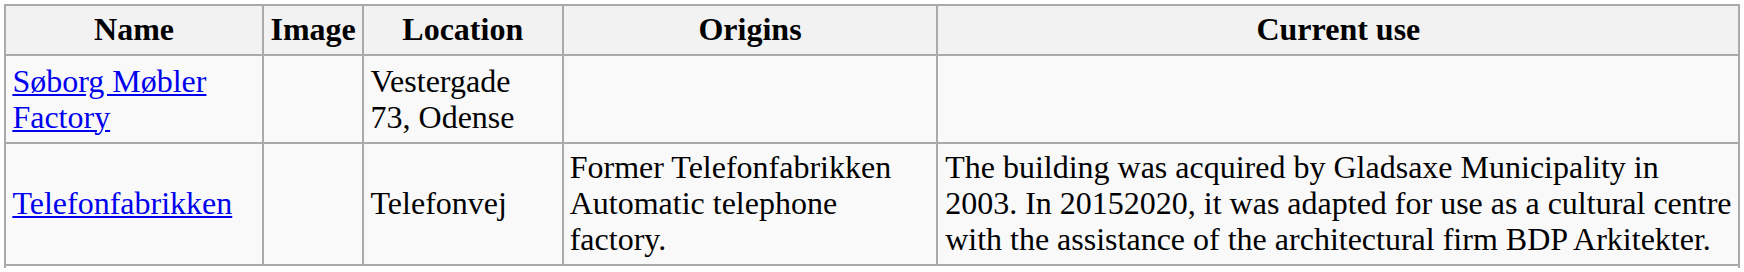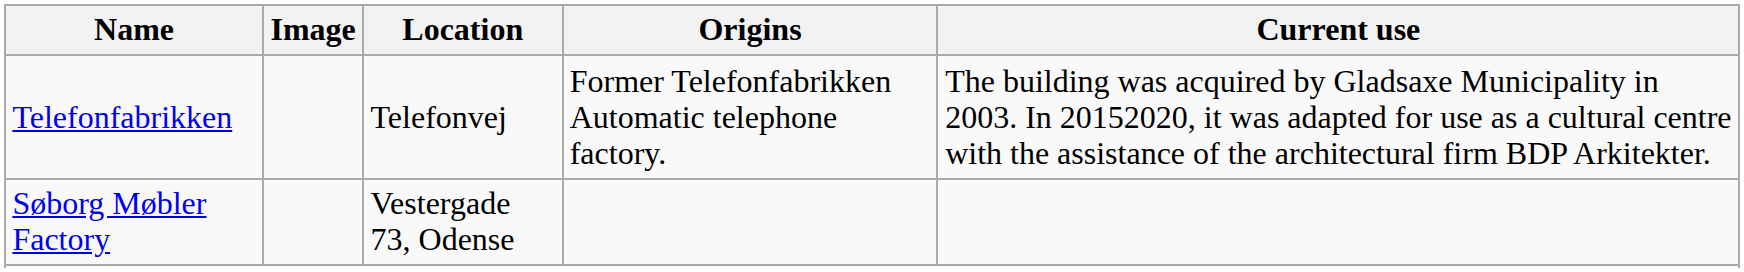rows swapped: (109, 98) <-> (122, 203)
